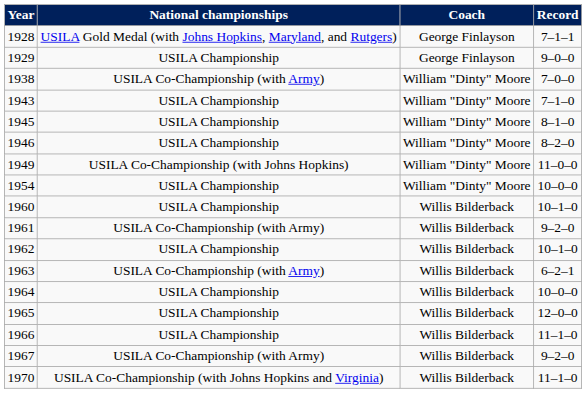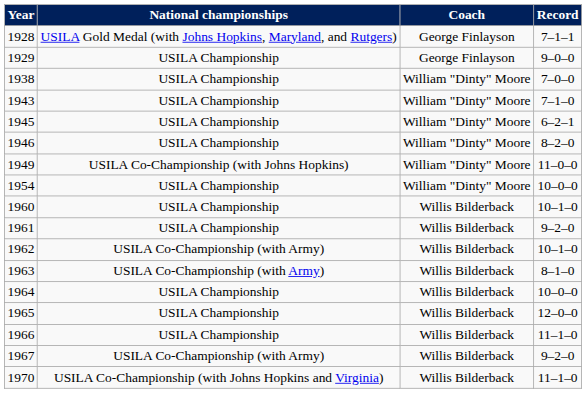(219, 79) USILA Co-Championship (with Army) -> (219, 79) USILA Championship
(558, 121) 8–1–0 -> (558, 121) 6–2–1
(219, 228) USILA Co-Championship (with Army) -> (219, 228) USILA Championship
(219, 249) USILA Championship -> (219, 249) USILA Co-Championship (with Army)
(558, 270) 6–2–1 -> (558, 270) 8–1–0
